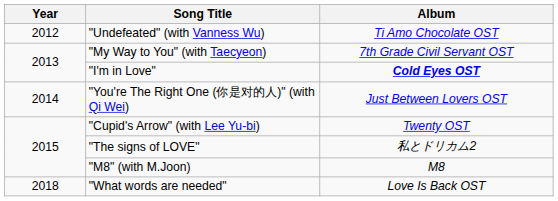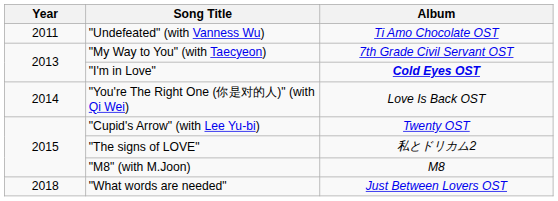(45, 33) 2012 -> (45, 33) 2011
(436, 99) Just Between Lovers OST -> (436, 99) Love Is Back OST
(436, 186) Love Is Back OST -> (436, 186) Just Between Lovers OST
